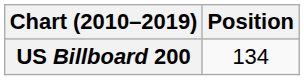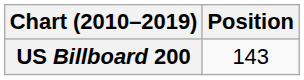(251, 56) 134 -> (251, 56) 143
